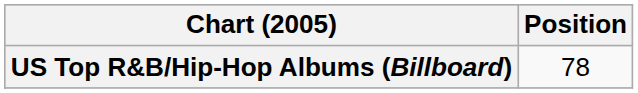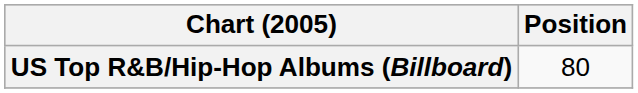(576, 66) 78 -> (576, 66) 80
